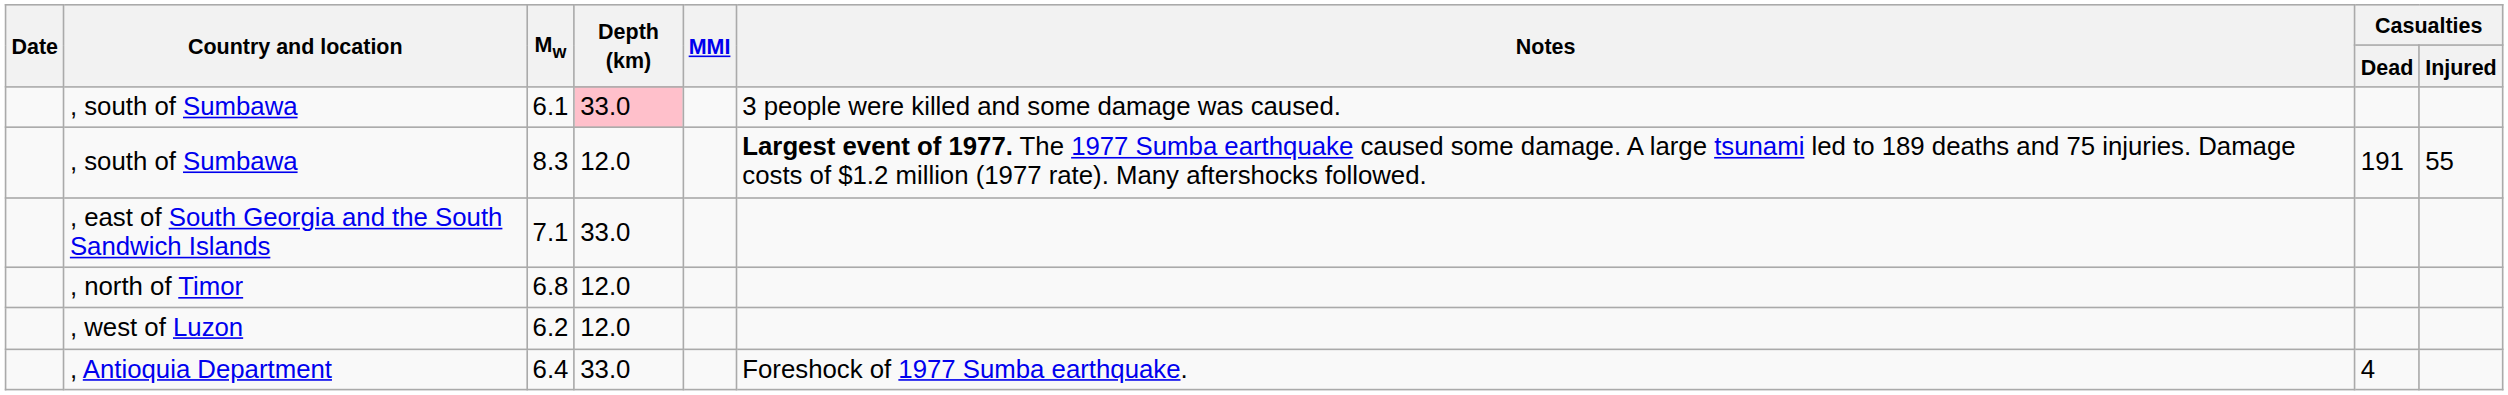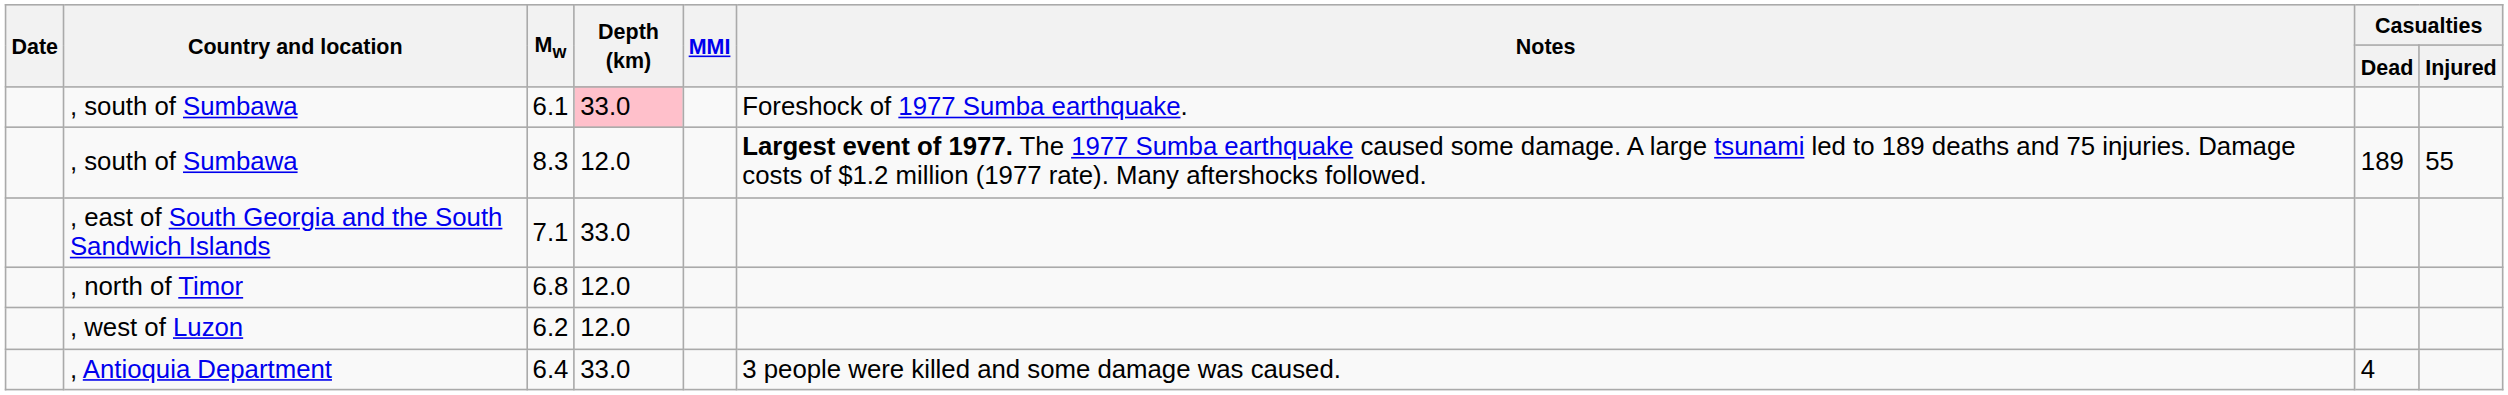(1042, 106) 3 people were killed and some damage was caused. -> (965, 106) Foreshock of 1977 Sumba earthquake.
(2382, 161) 191 -> (2382, 161) 189
(965, 368) Foreshock of 1977 Sumba earthquake. -> (1042, 368) 3 people were killed and some damage was caused.
